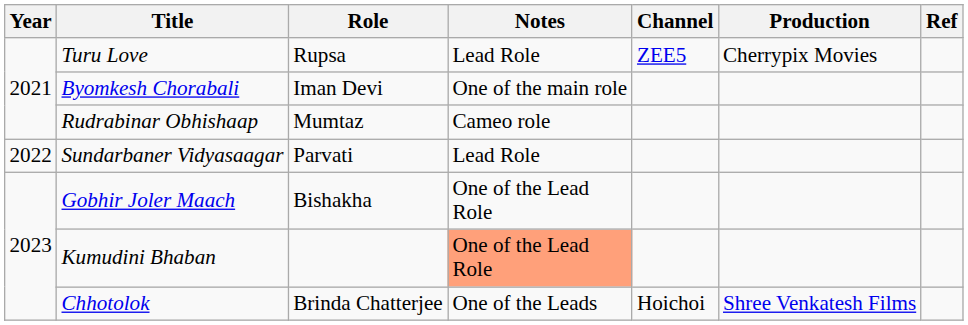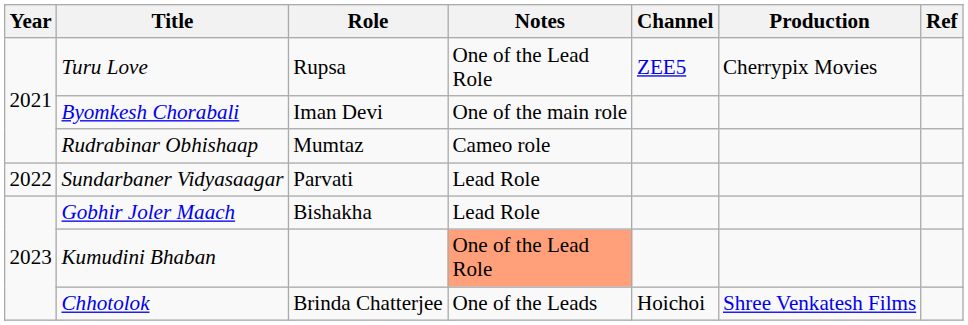(496, 54) Lead Role -> (521, 66) One of the Lead Role
(521, 200) One of the Lead Role -> (496, 212) Lead Role
